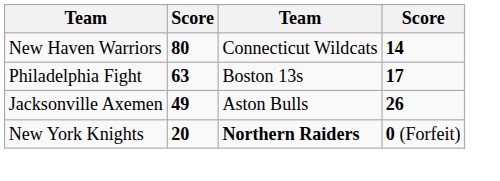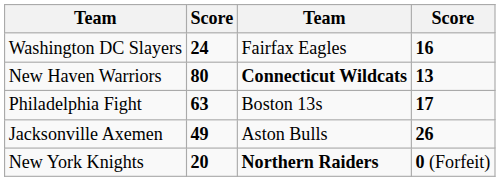+ row: (95, 47)
(300, 47) normal -> (324, 76) bold
(395, 47) 14 -> (425, 76) 13
